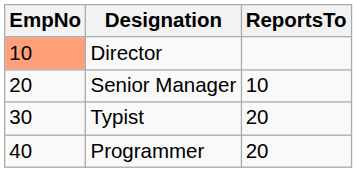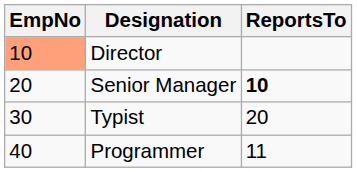(257, 85) normal -> (257, 85) bold
(257, 150) 20 -> (256, 150) 11
